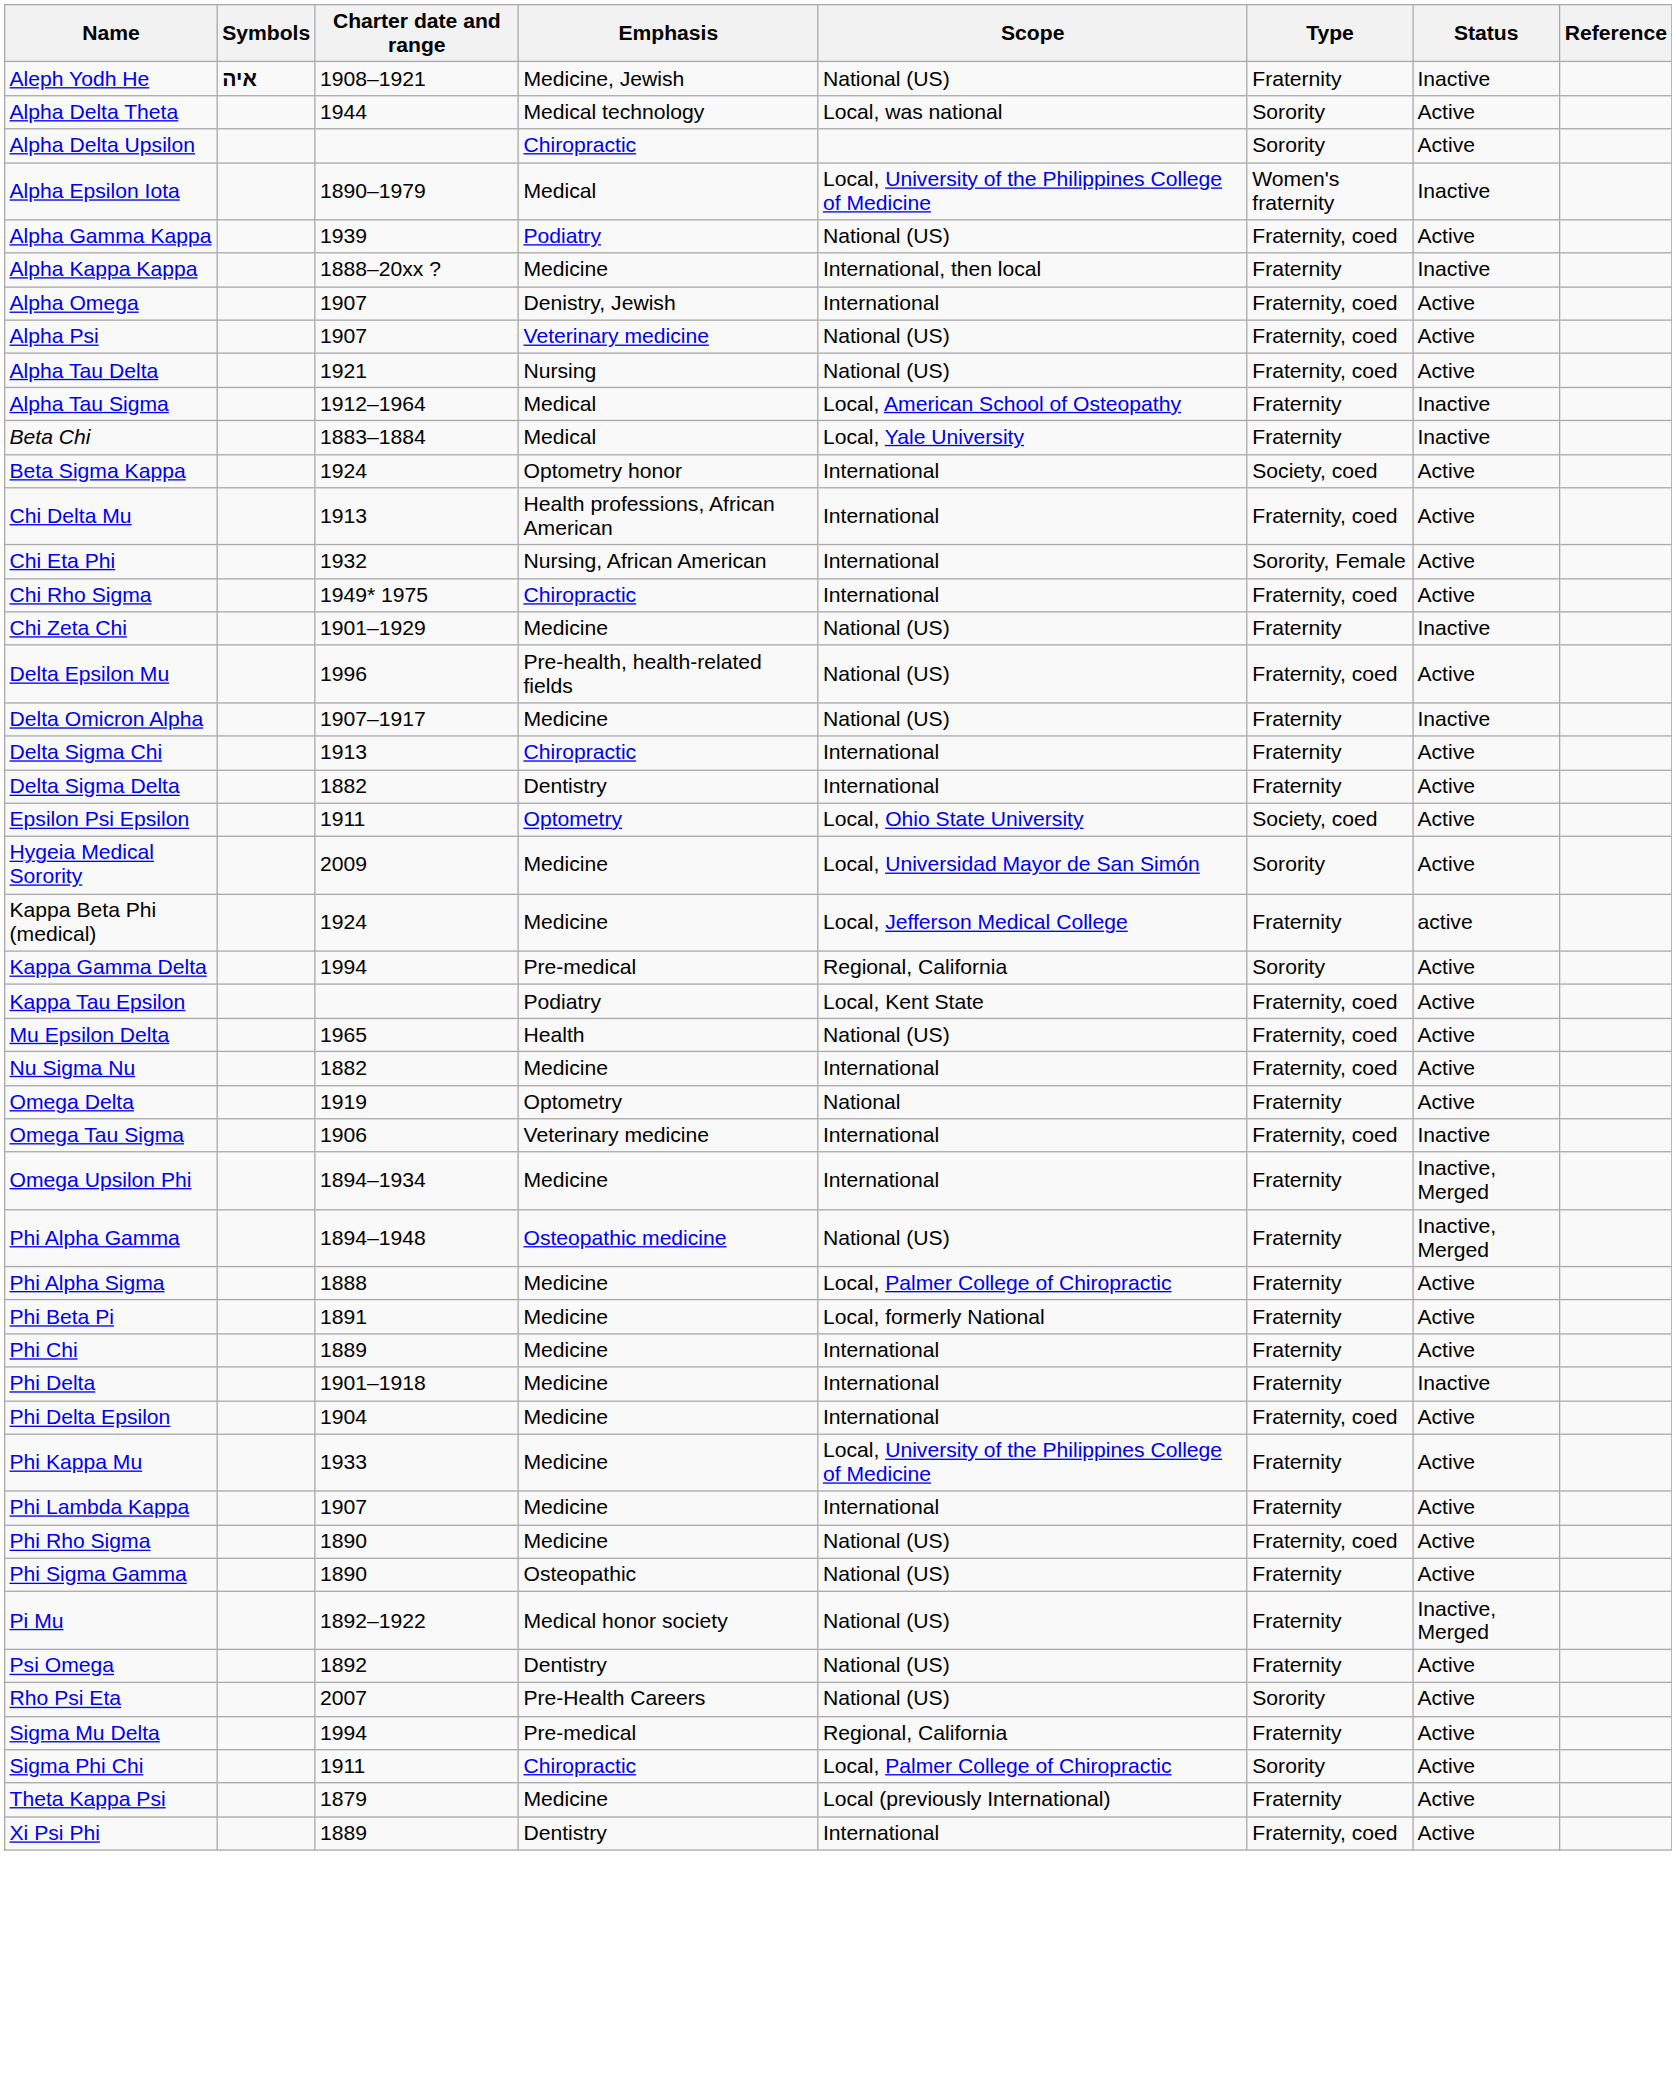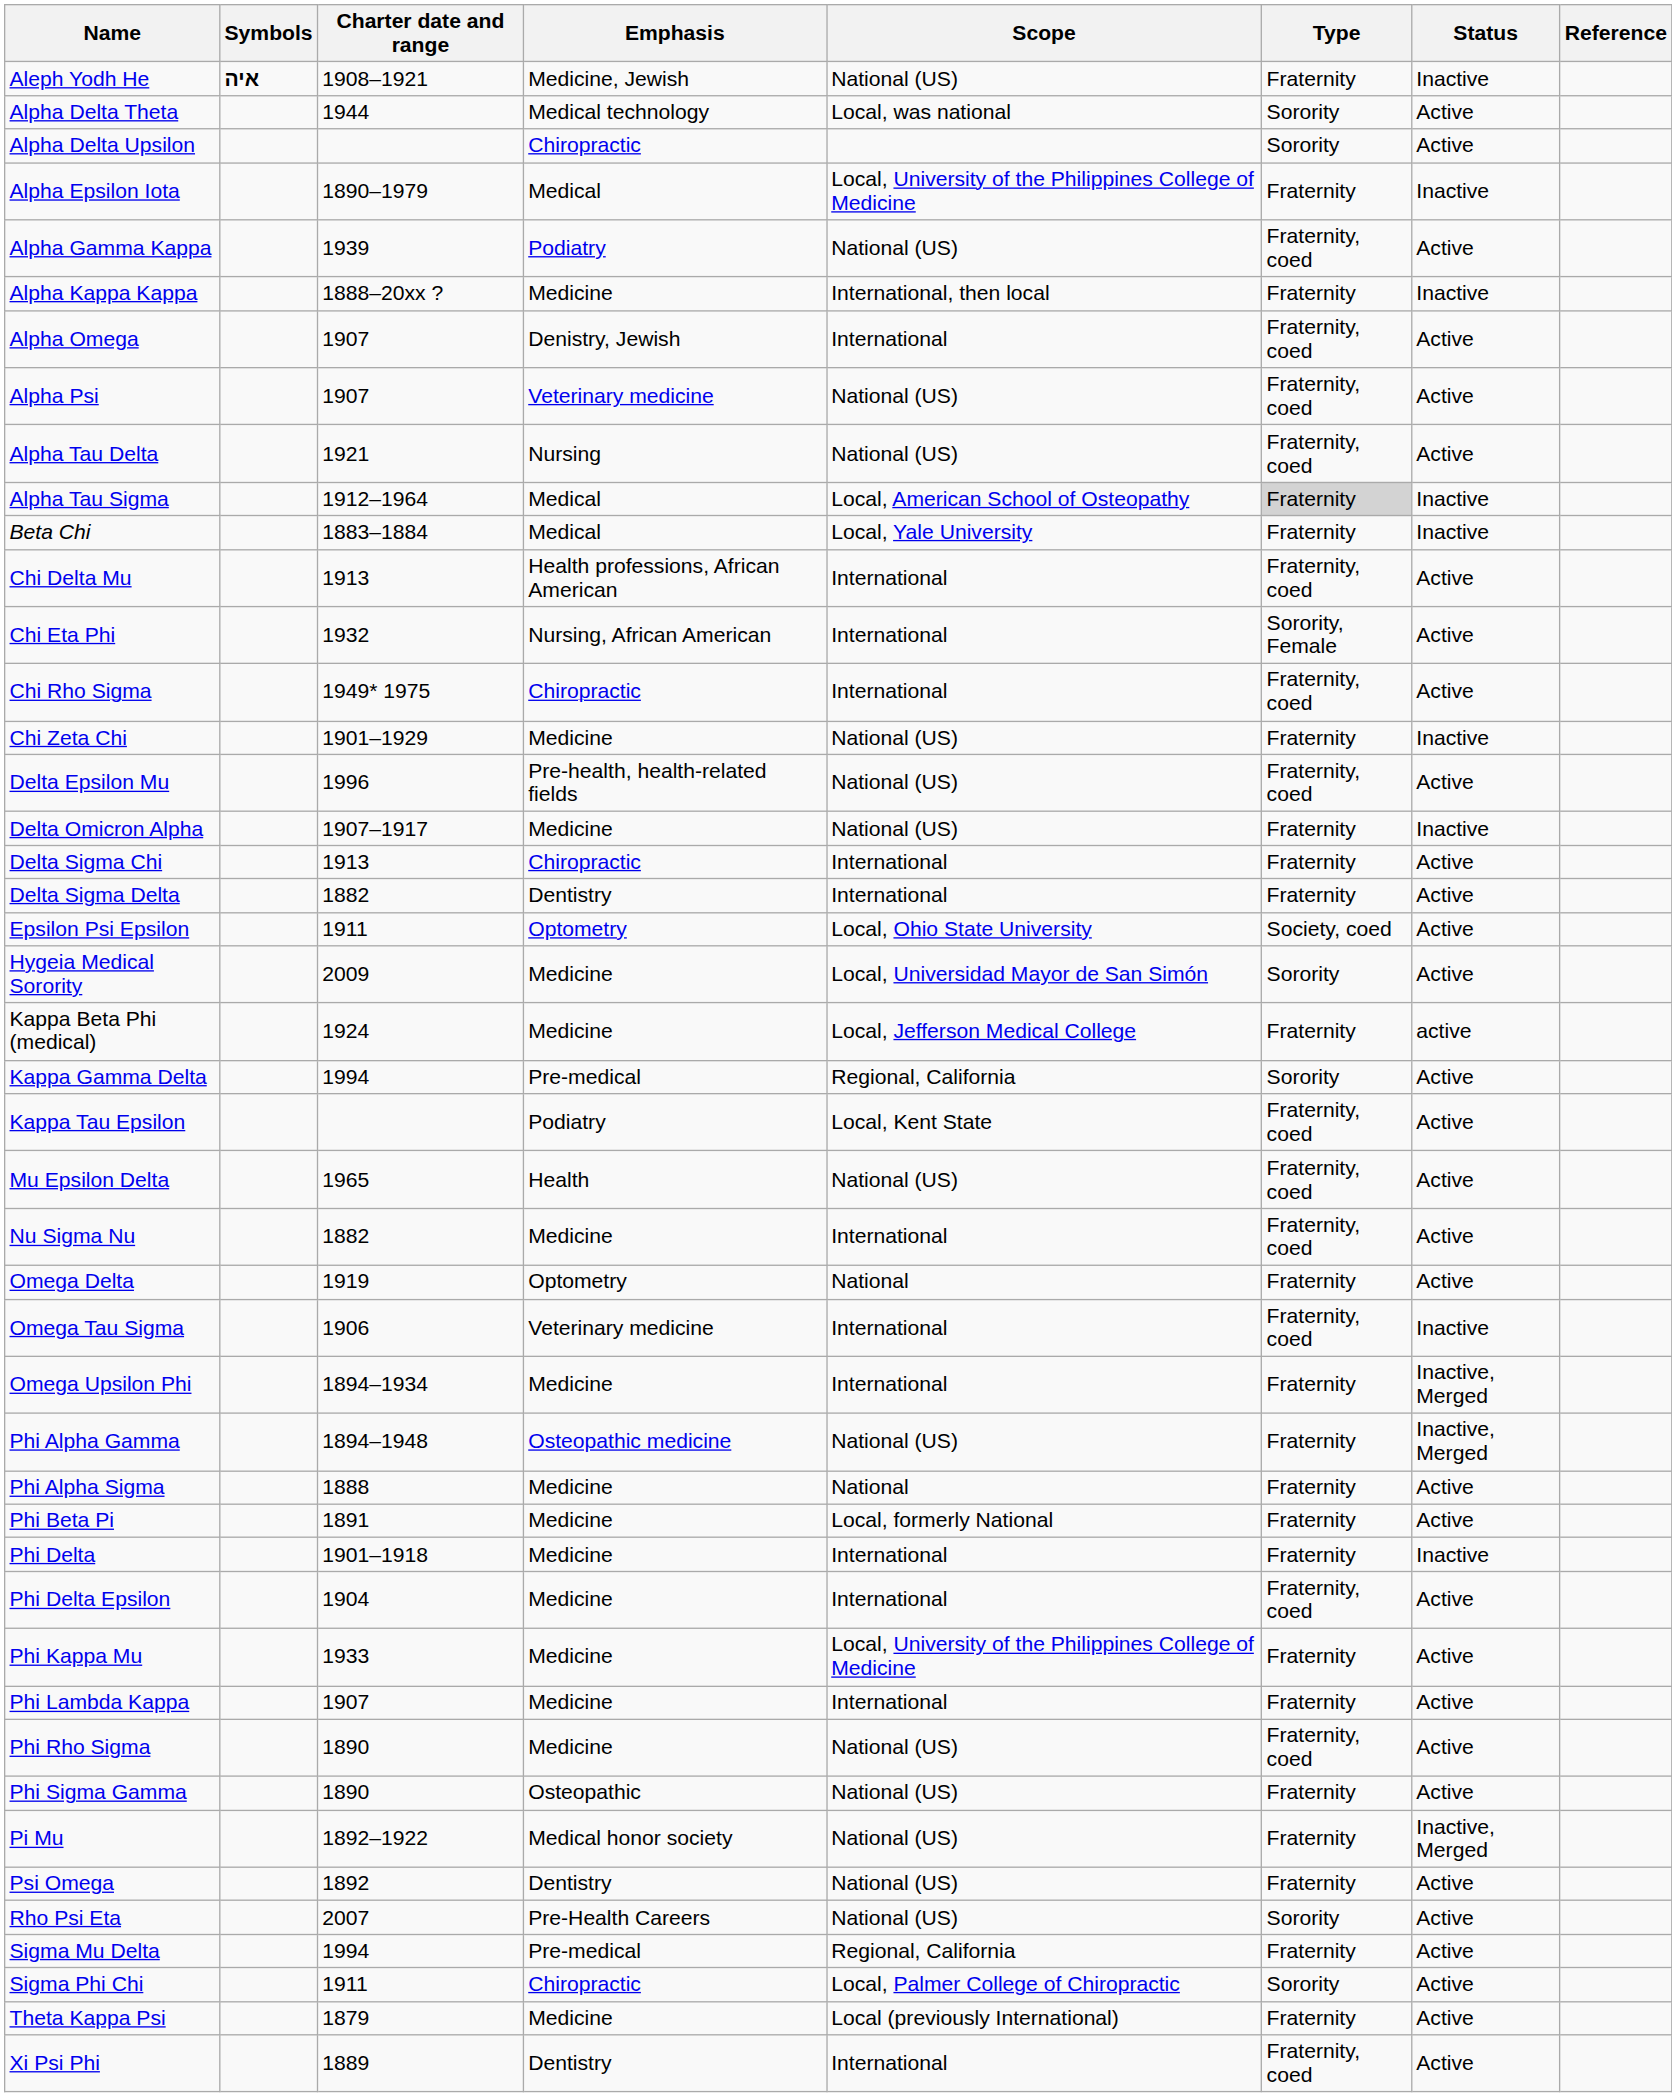(1296, 190) Women's fraternity -> (1311, 190) Fraternity
(1297, 403) no background -> (1311, 498) lightgrey background
- row: (98, 470)
(997, 1283) Local, Palmer College of Chiropractic -> (870, 1487) National
- row: (44, 1350)
